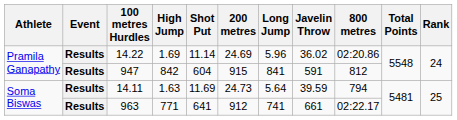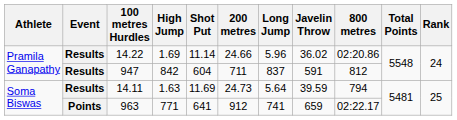(238, 54) 24.69 -> (238, 54) 24.66
(238, 72) 915 -> (238, 72) 711
(276, 72) 841 -> (276, 72) 837
(85, 106) Results -> (85, 106) Points
(314, 106) 661 -> (314, 106) 659
